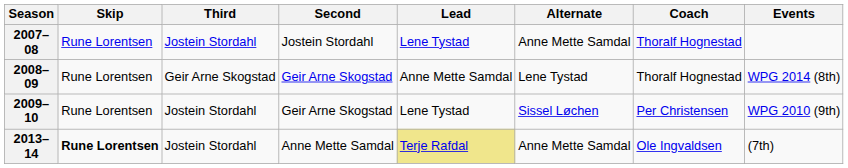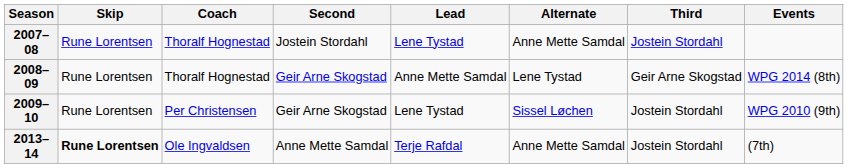columns swapped: (220, 14) <-> (689, 14)
(434, 146) khaki background -> (428, 146) no background
